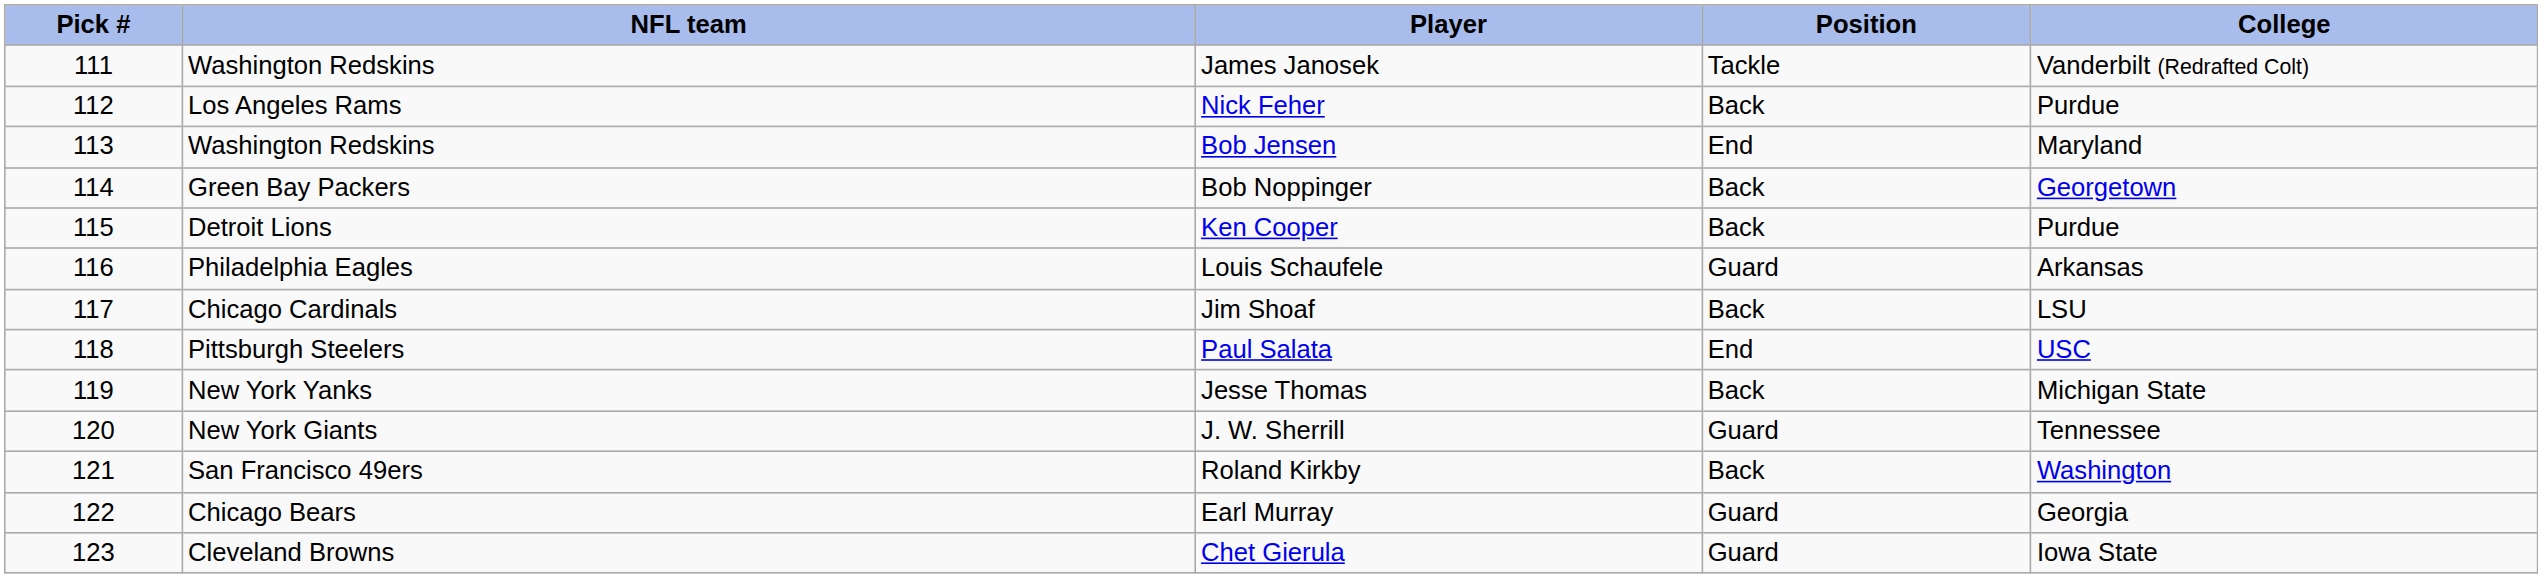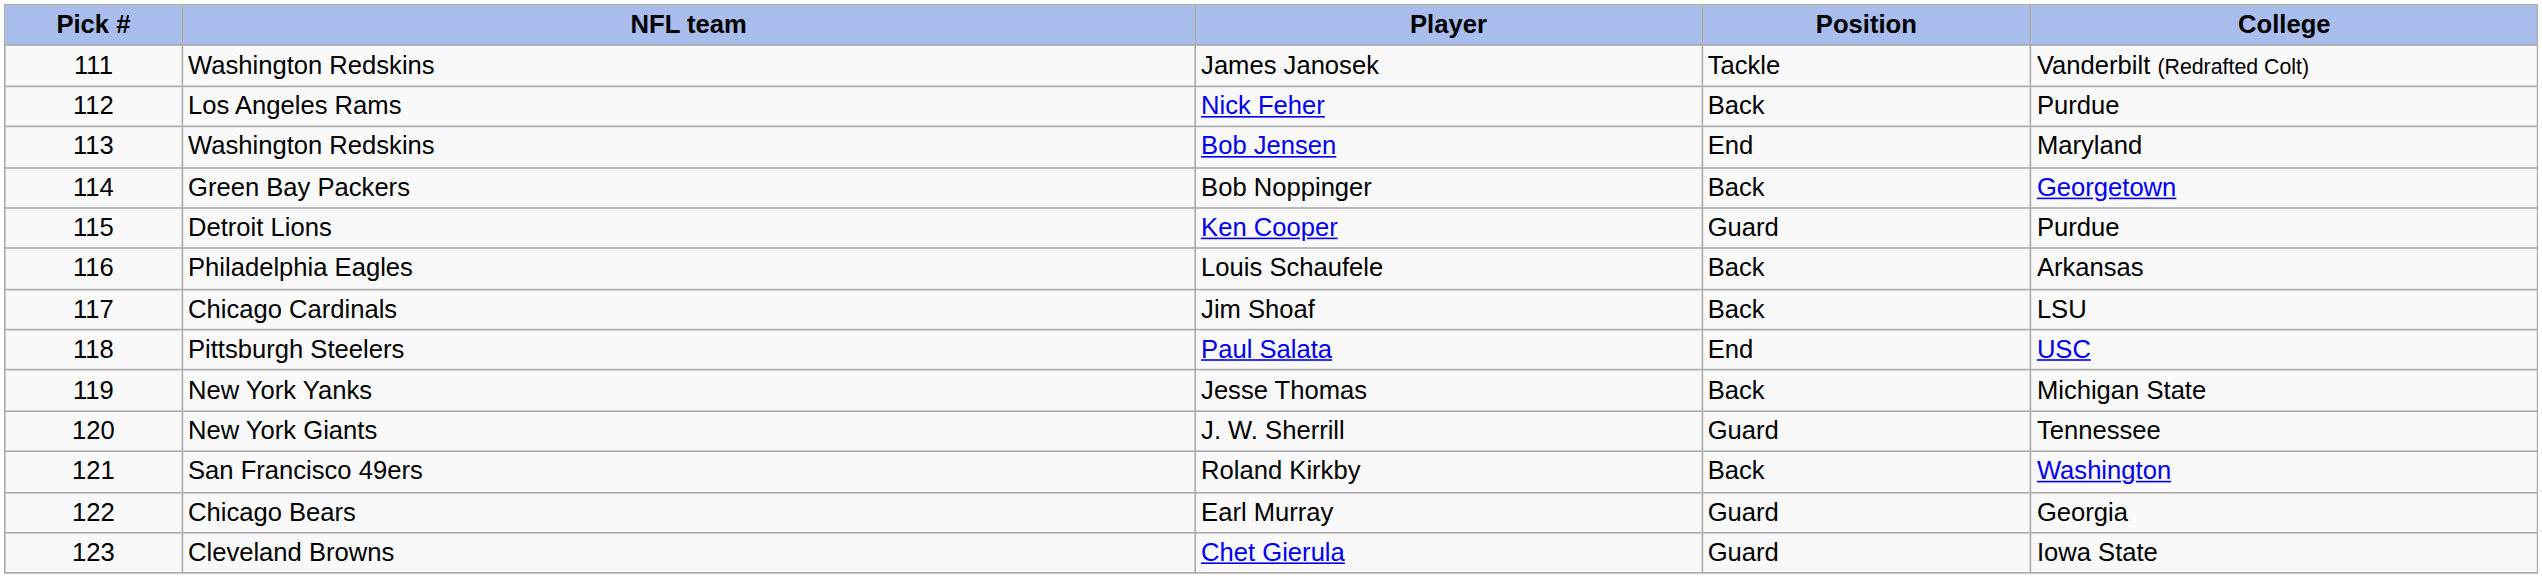(1736, 227) Back -> (1743, 227) Guard
(1743, 268) Guard -> (1736, 268) Back
